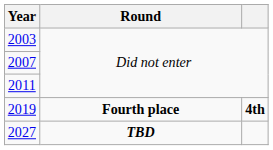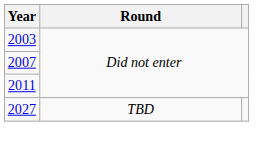- row: (22, 109)
(141, 132) bold -> (141, 109) normal
